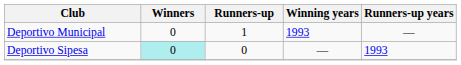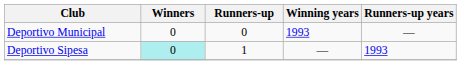(244, 32) 1 -> (244, 32) 0
(244, 50) 0 -> (244, 50) 1
